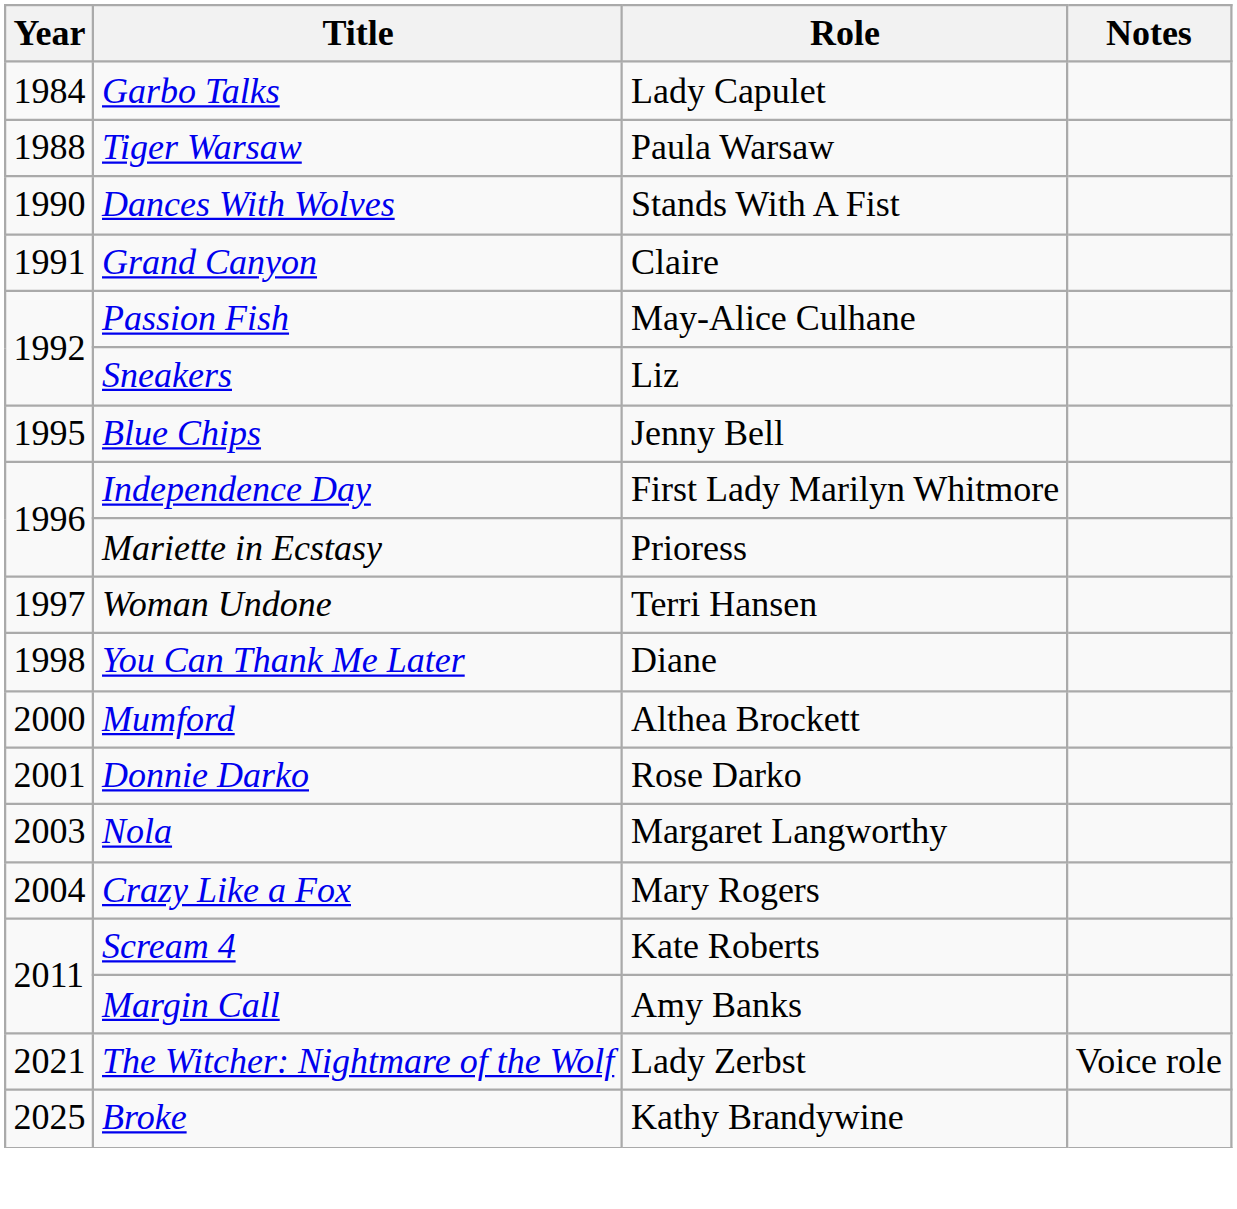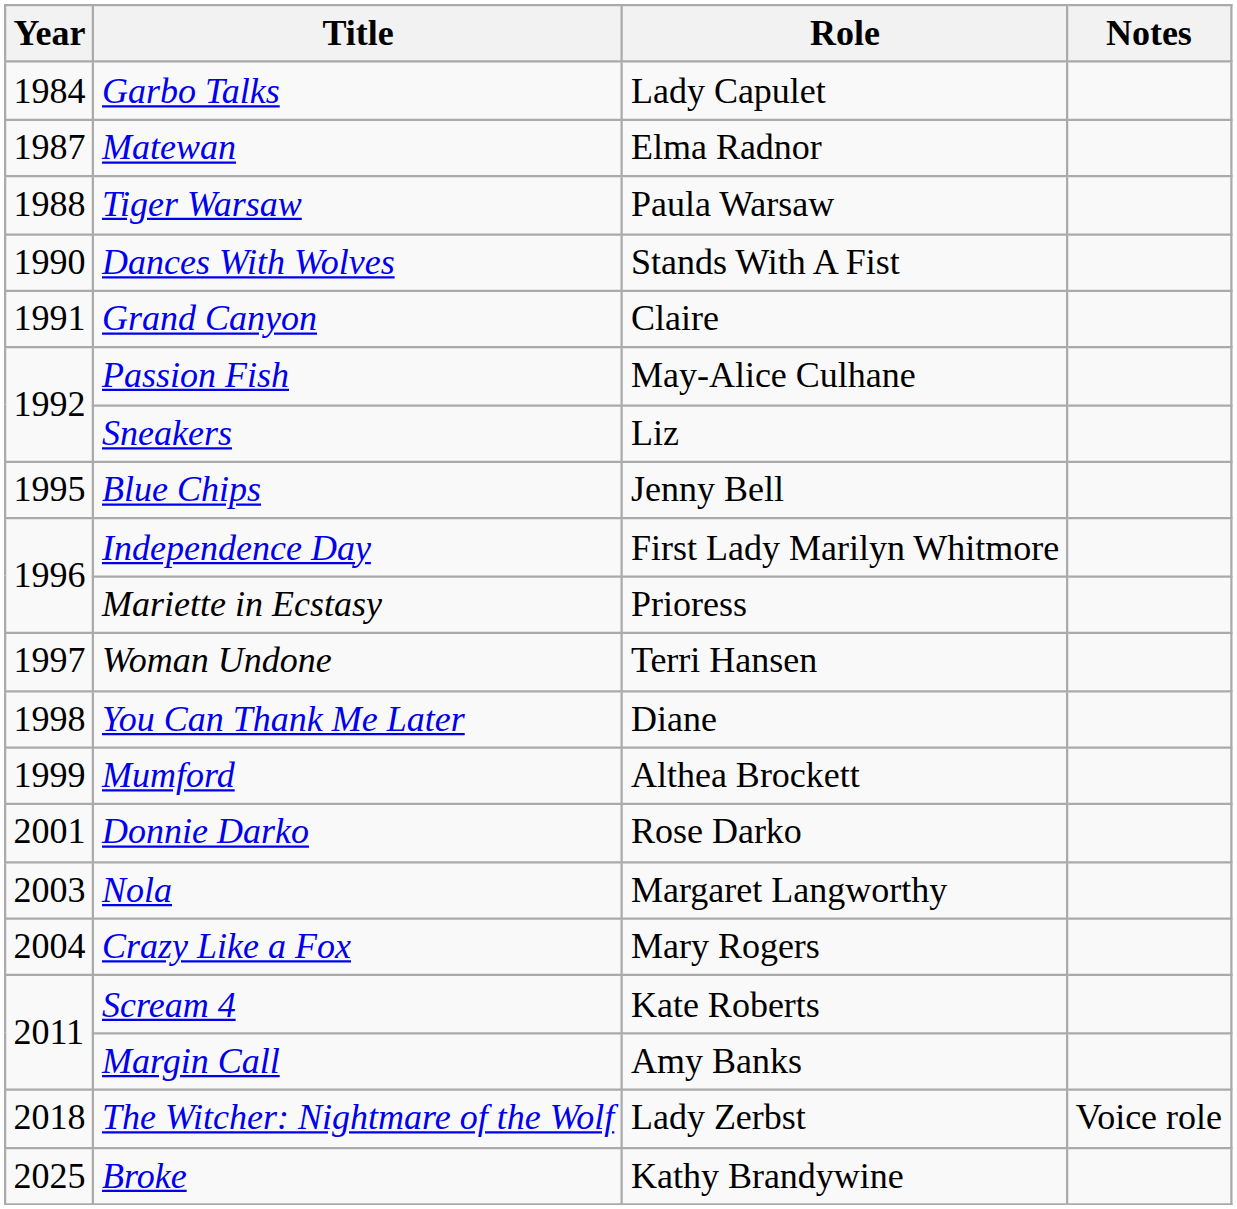+ row: (169, 147)
(49, 718) 2000 -> (49, 775) 1999
(49, 1060) 2021 -> (49, 1117) 2018
